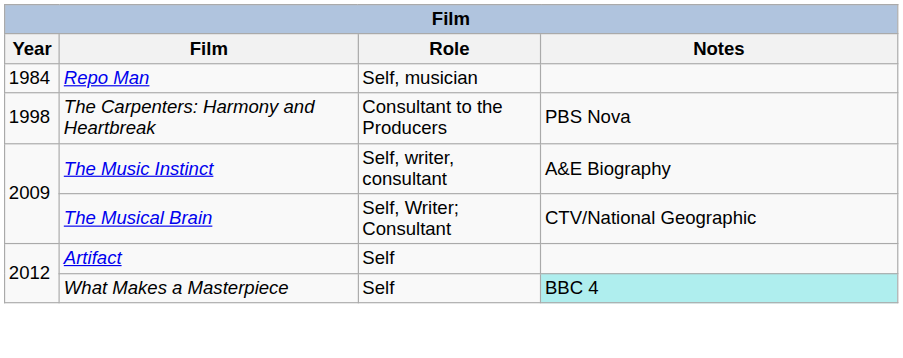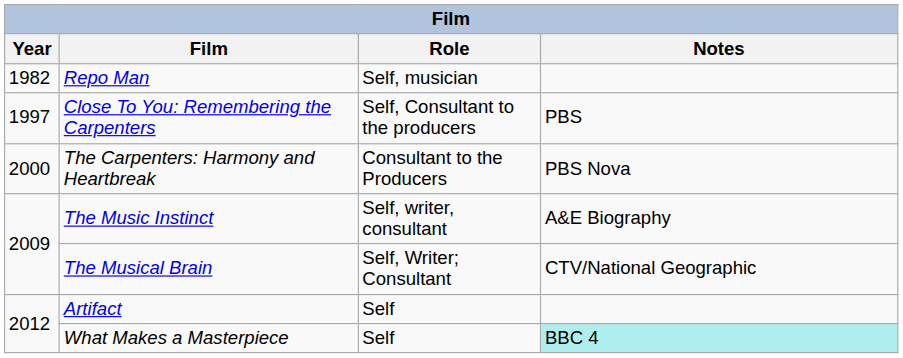(30, 78) 1984 -> (30, 78) 1982
+ row: (197, 117)
(30, 117) 1998 -> (30, 168) 2000
